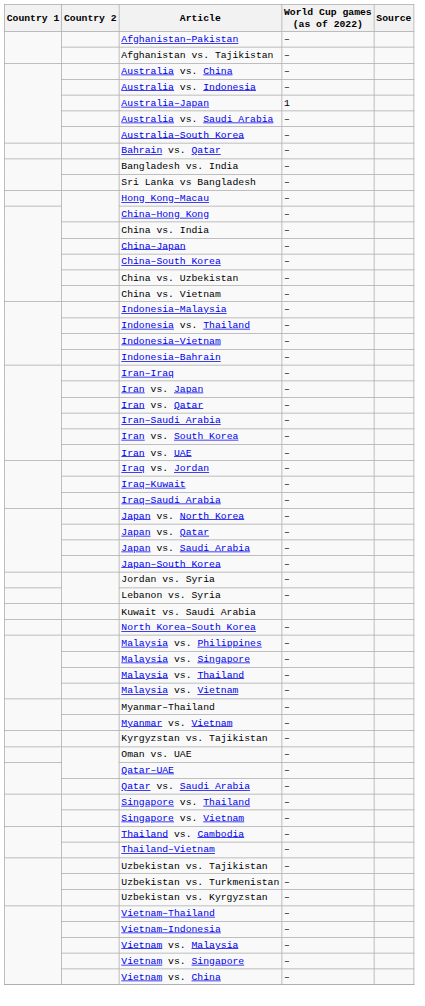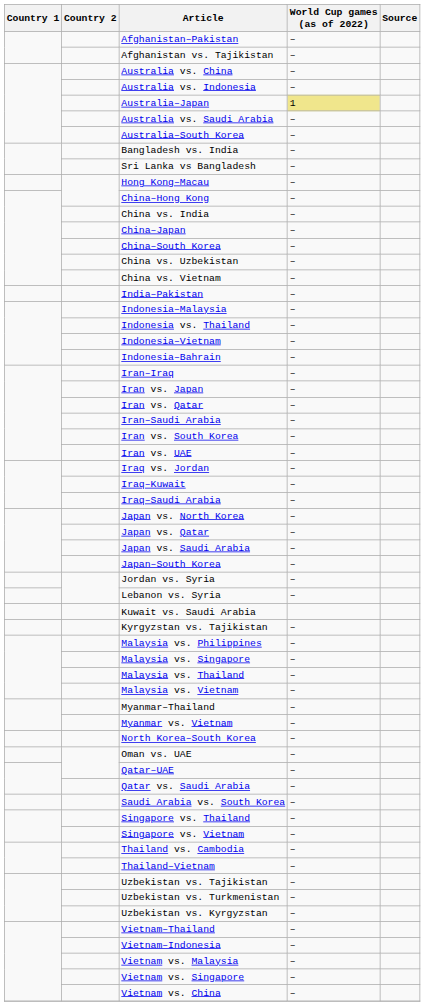(287, 103) no background -> (293, 103) khaki background
- row: (171, 151)
+ row: (162, 294)
rows swapped: (194, 739) <-> (189, 627)
+ row: (203, 802)
